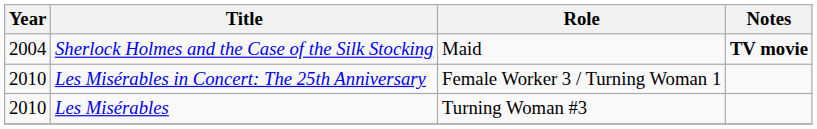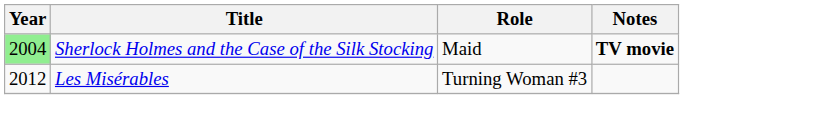(28, 49) no background -> (28, 49) lightgreen background
- row: (240, 78)
(28, 108) 2010 -> (28, 78) 2012
